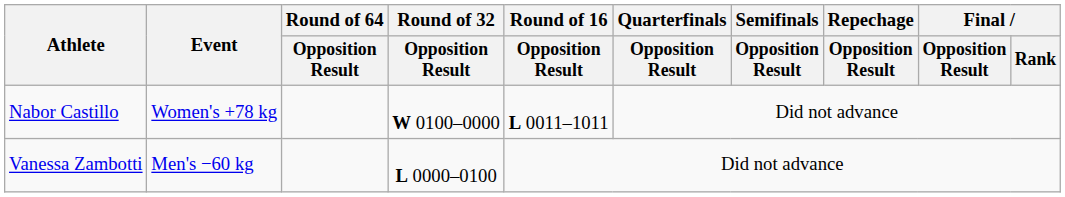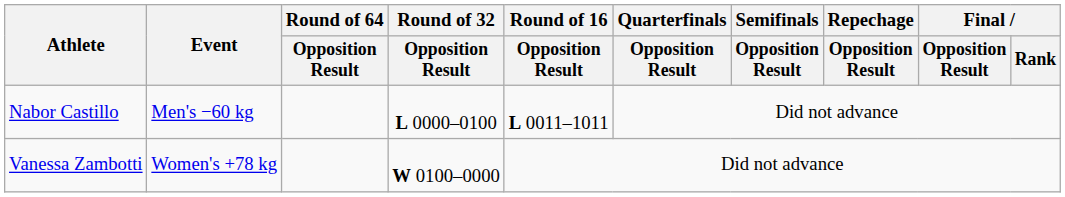(214, 112) Women's +78 kg -> (202, 112) Men's −60 kg
(446, 123) W 0100–0000 -> (446, 123) L 0000–0100
(202, 165) Men's −60 kg -> (214, 165) Women's +78 kg
(446, 176) L 0000–0100 -> (446, 176) W 0100–0000
